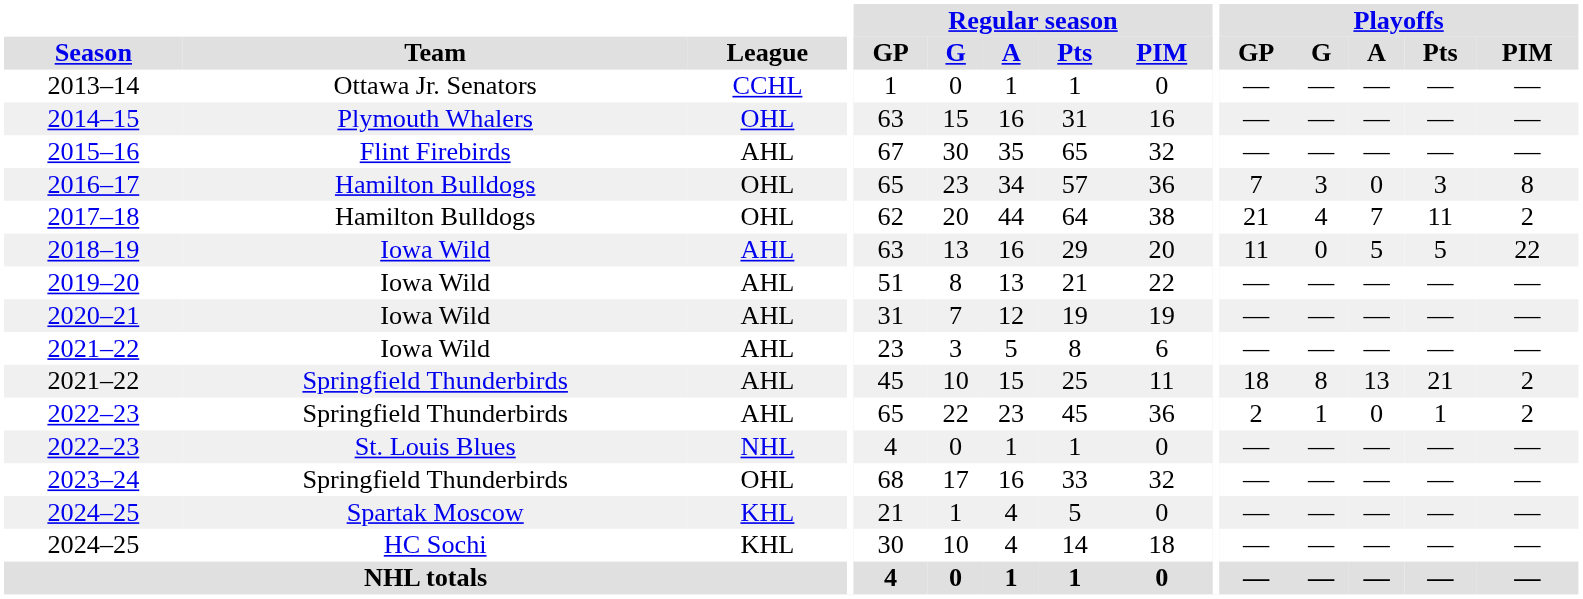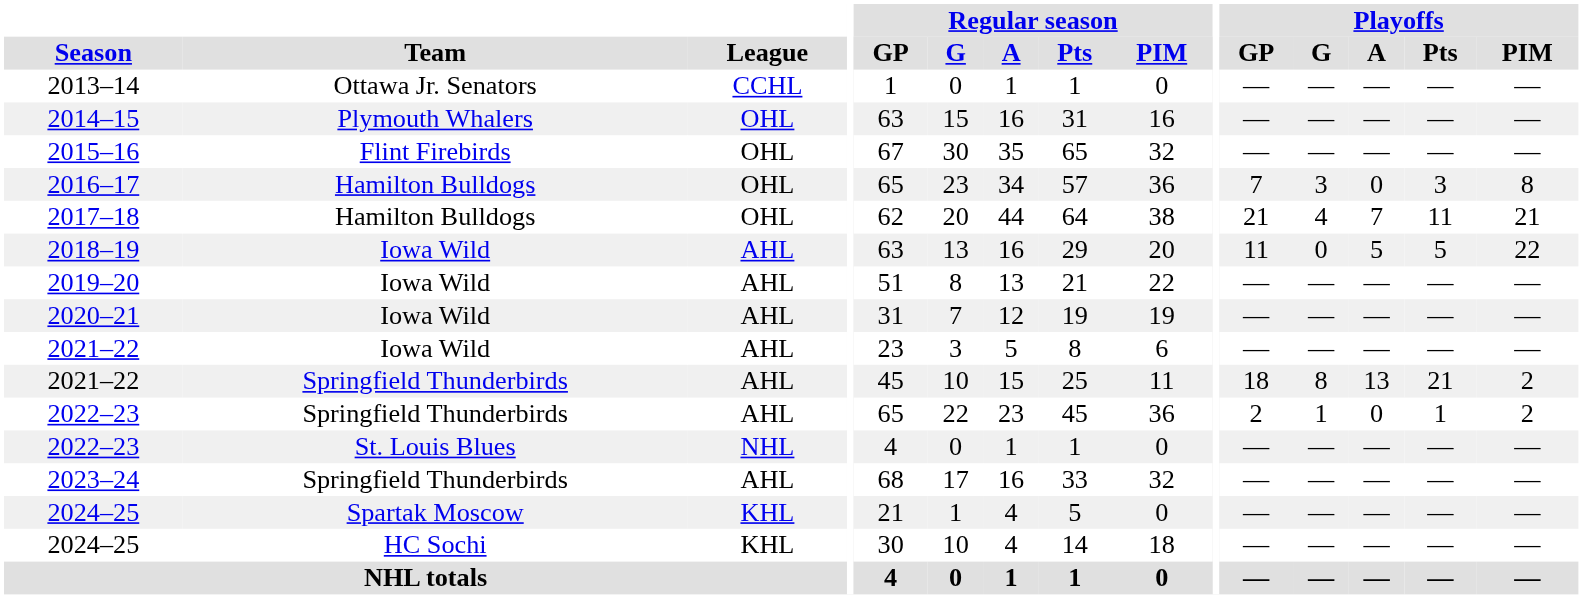(767, 151) AHL -> (767, 151) OHL
(1527, 216) 2 -> (1527, 216) 21
(767, 479) OHL -> (767, 479) AHL
